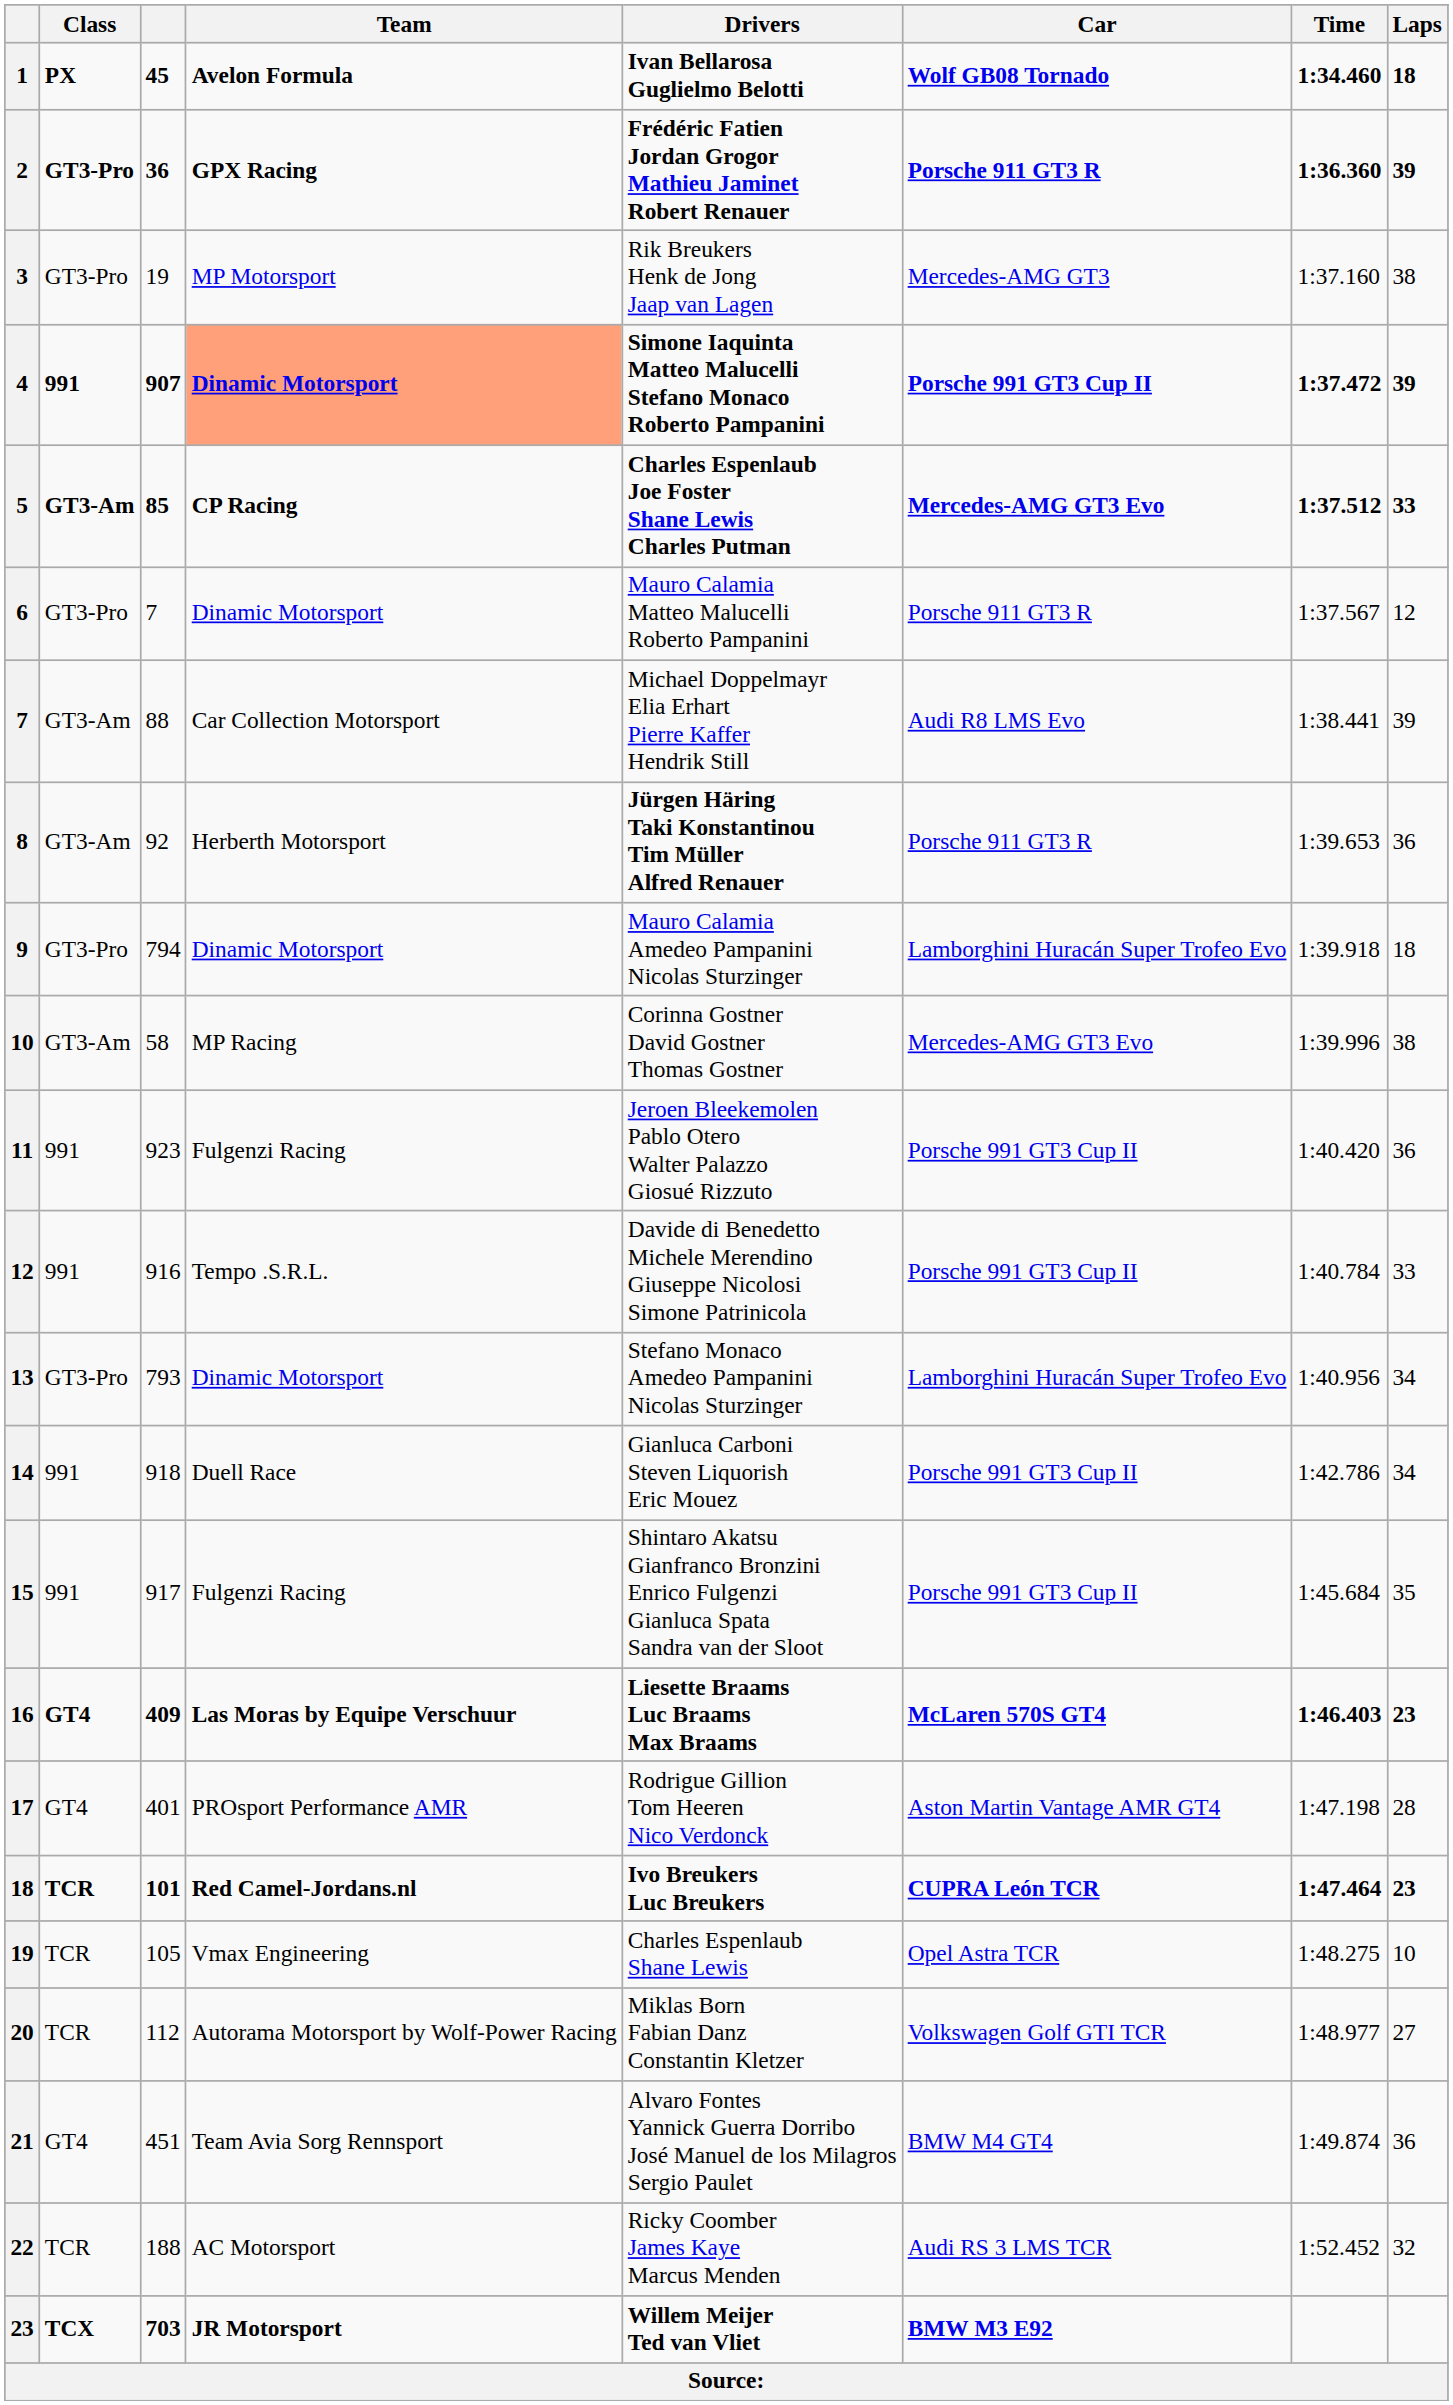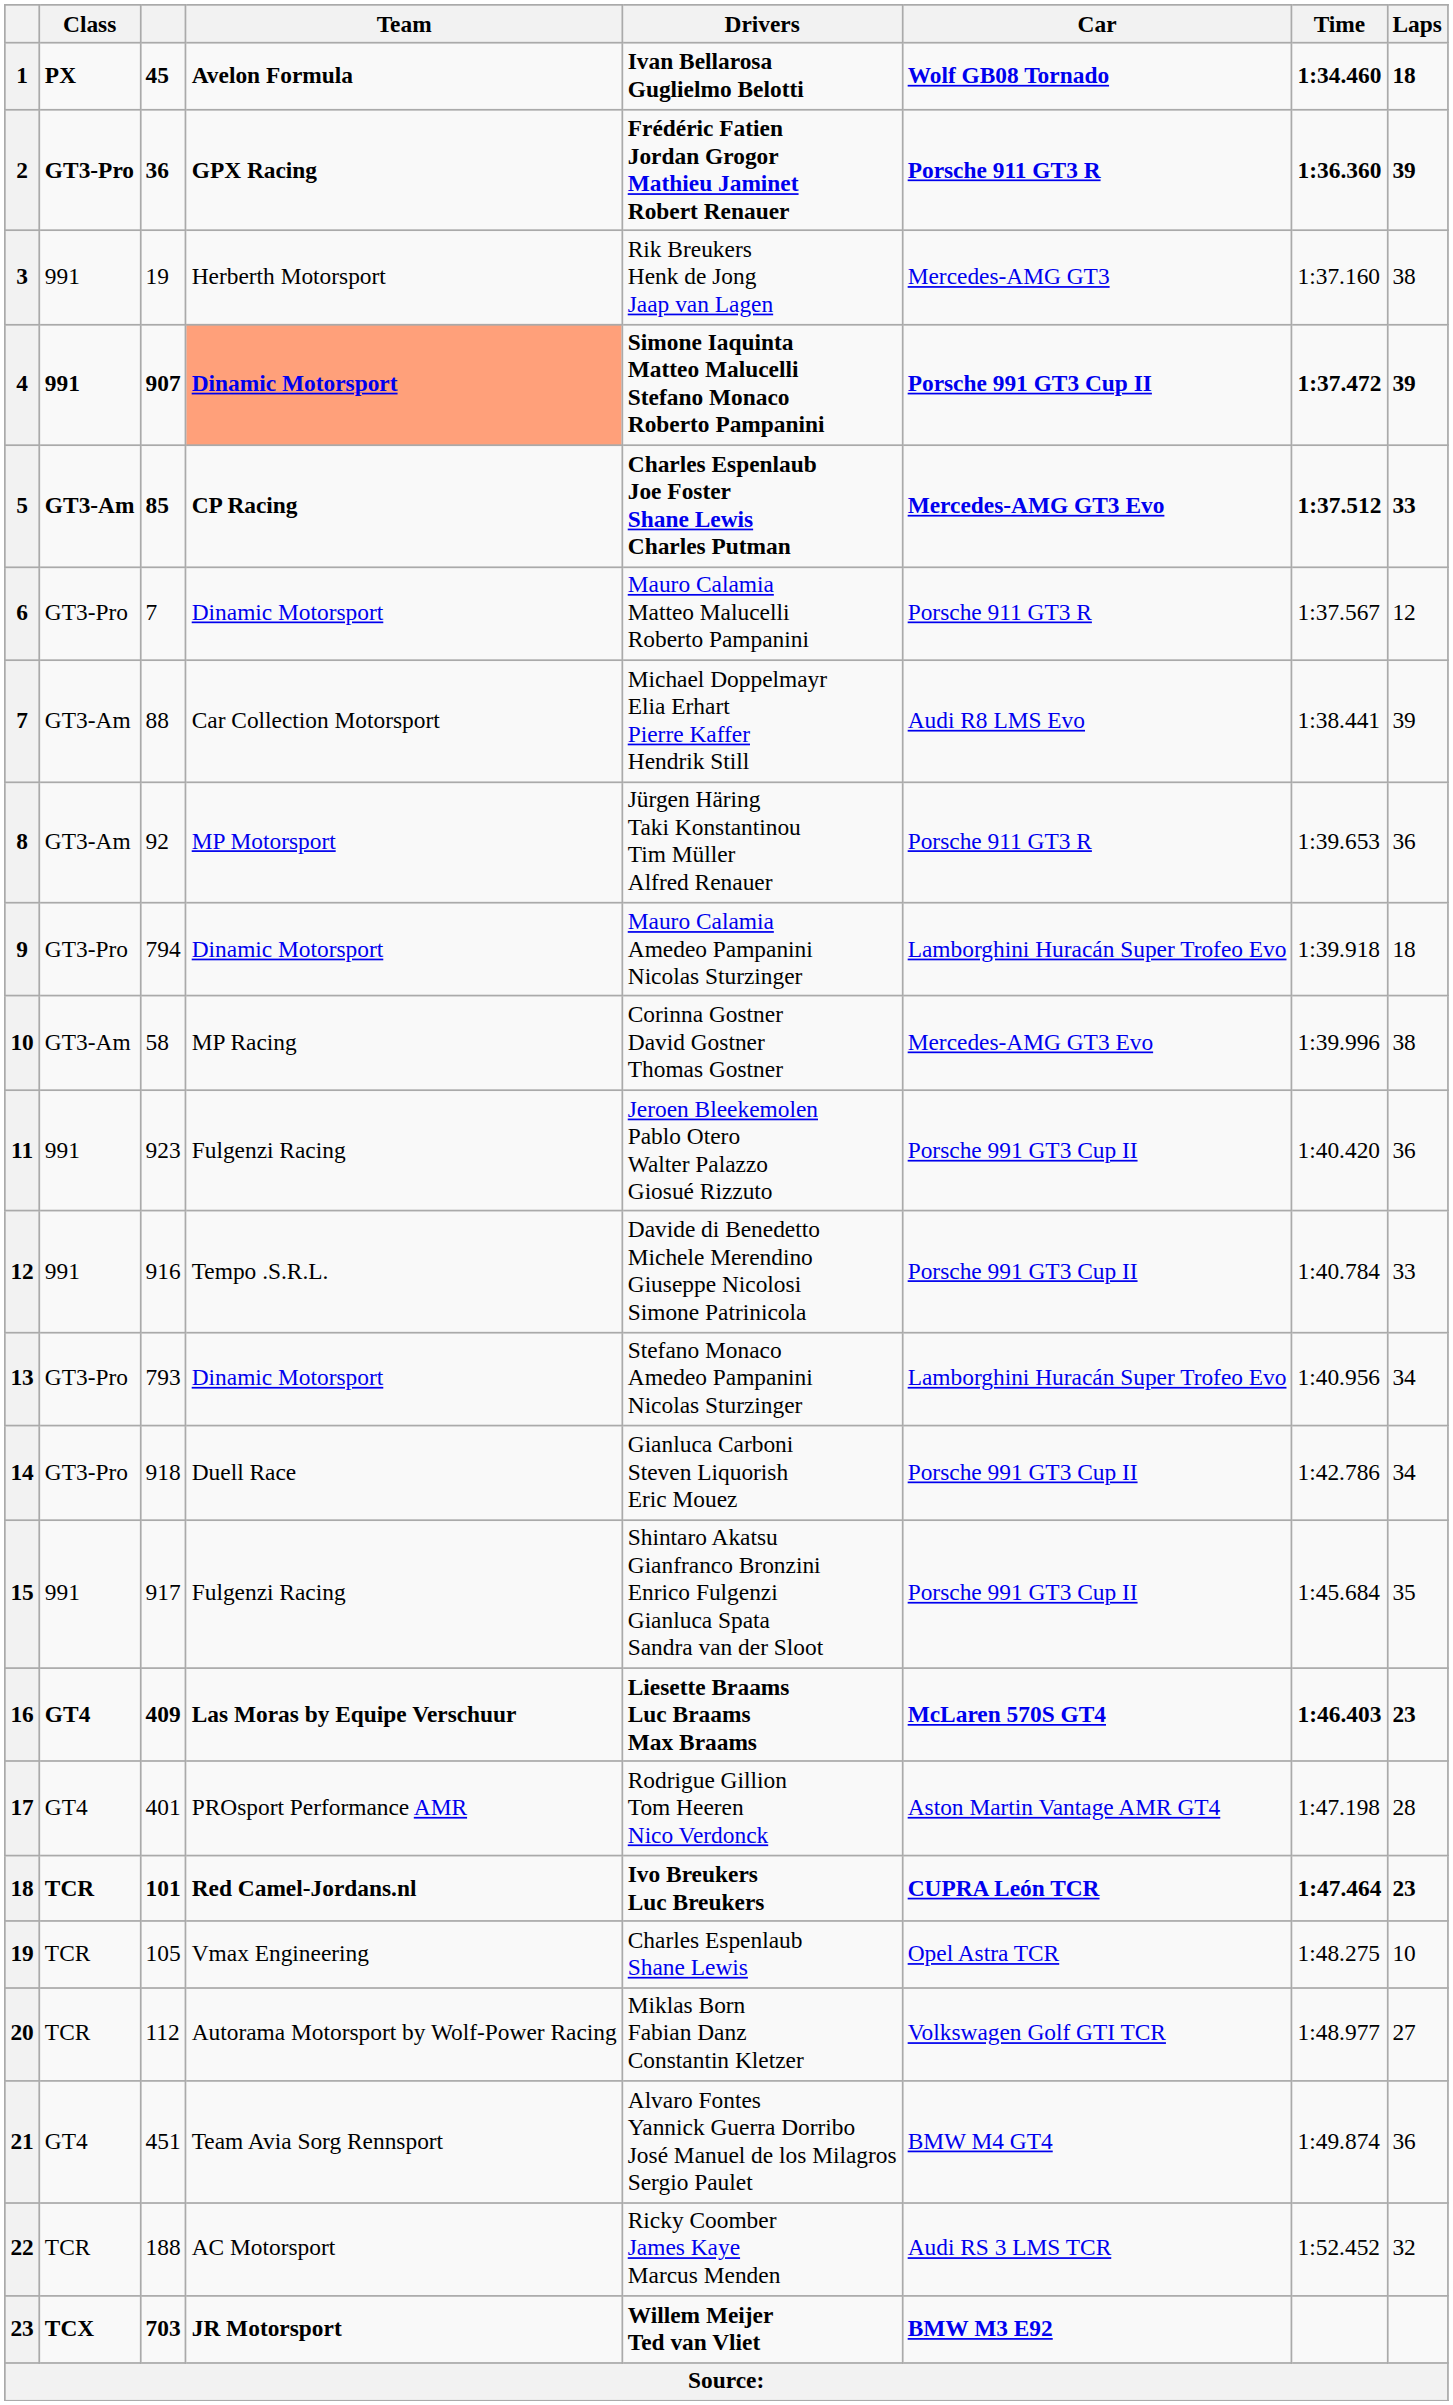(86, 276) GT3-Pro -> (62, 276) 991
(264, 276) MP Motorsport -> (289, 276) Herberth Motorsport
(289, 841) Herberth Motorsport -> (264, 841) MP Motorsport
(721, 841) bold -> (714, 841) normal
(62, 1471) 991 -> (86, 1471) GT3-Pro
